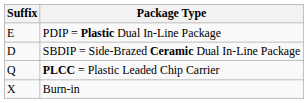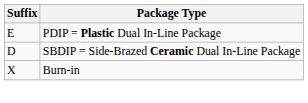- row: (131, 70)
